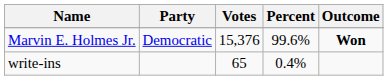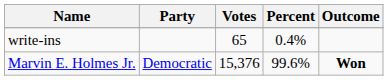rows swapped: (72, 39) <-> (34, 63)
